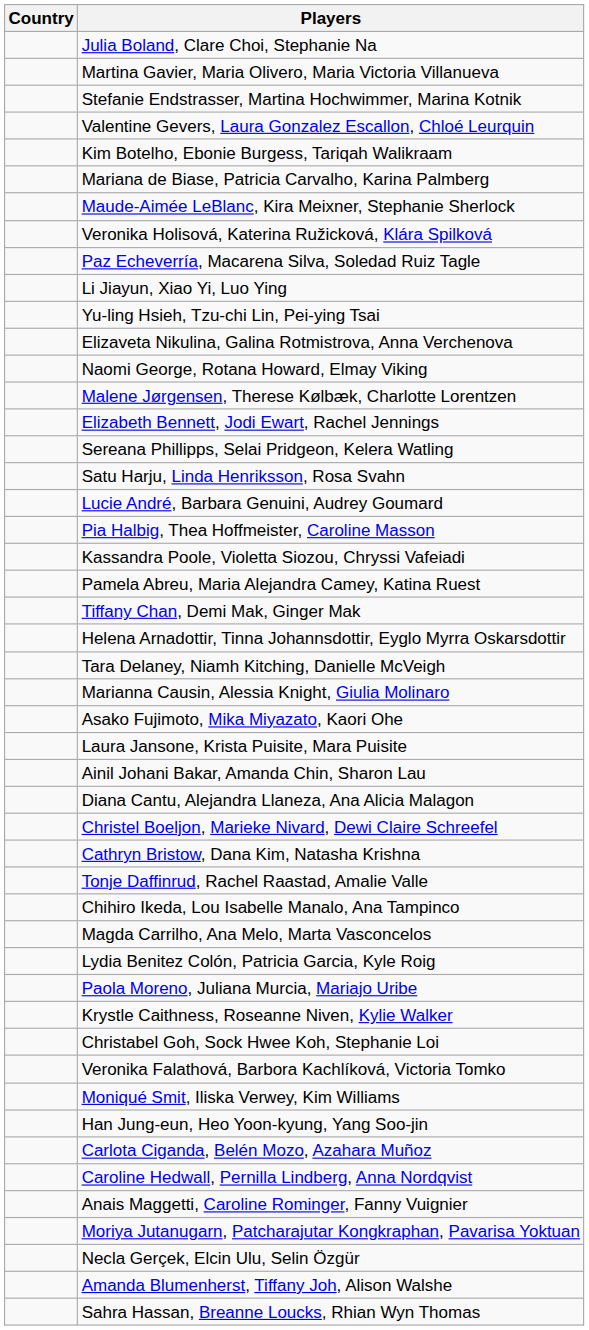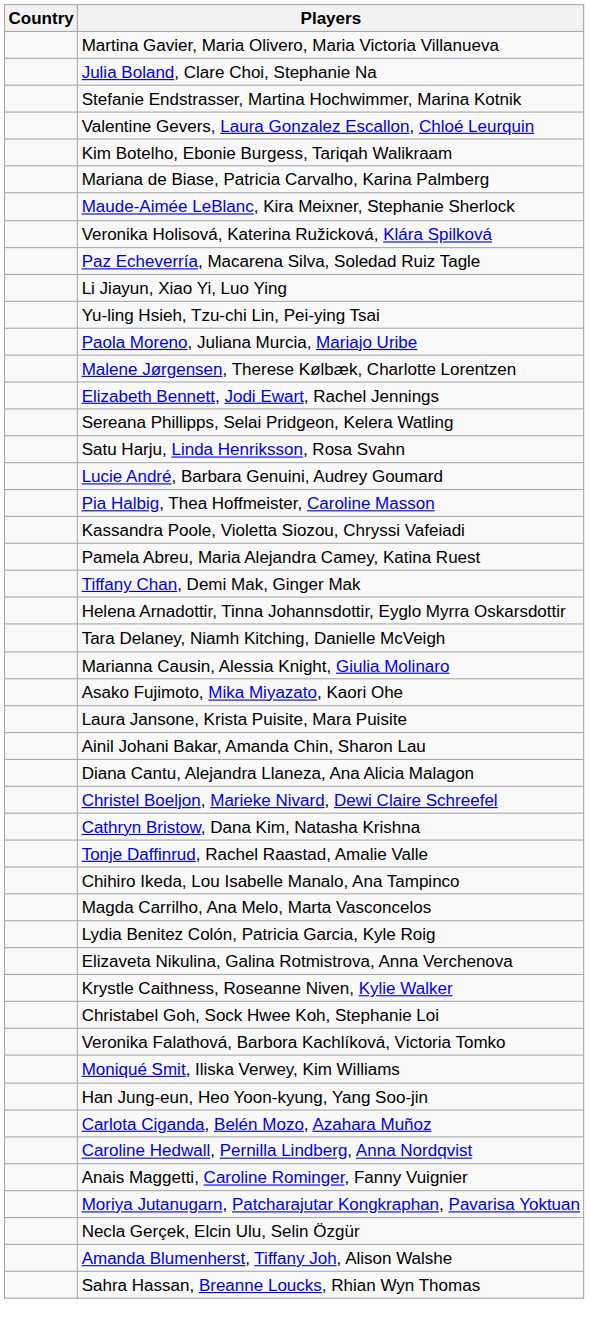rows swapped: (290, 72) <-> (229, 45)
rows swapped: (249, 988) <-> (297, 342)
- row: (254, 369)
